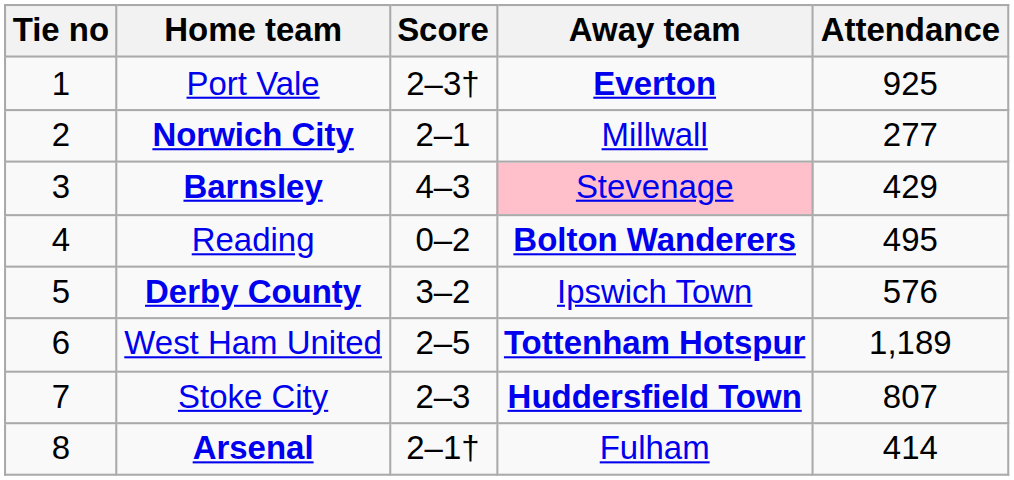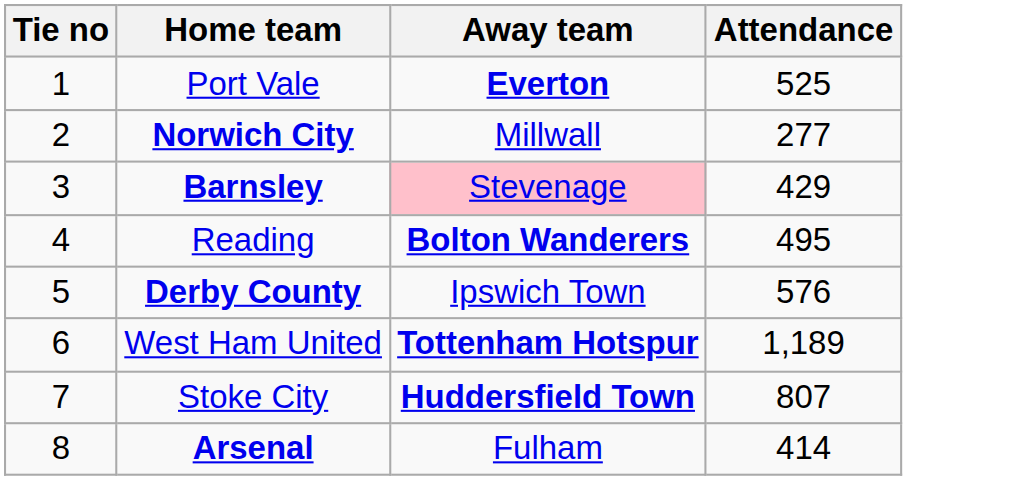- column: (443, 30)
(910, 82) 925 -> (804, 82) 525
